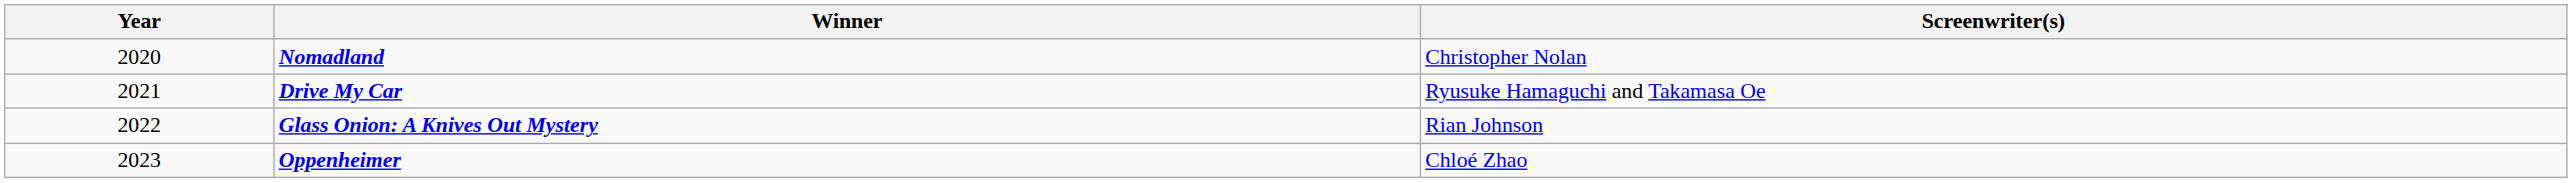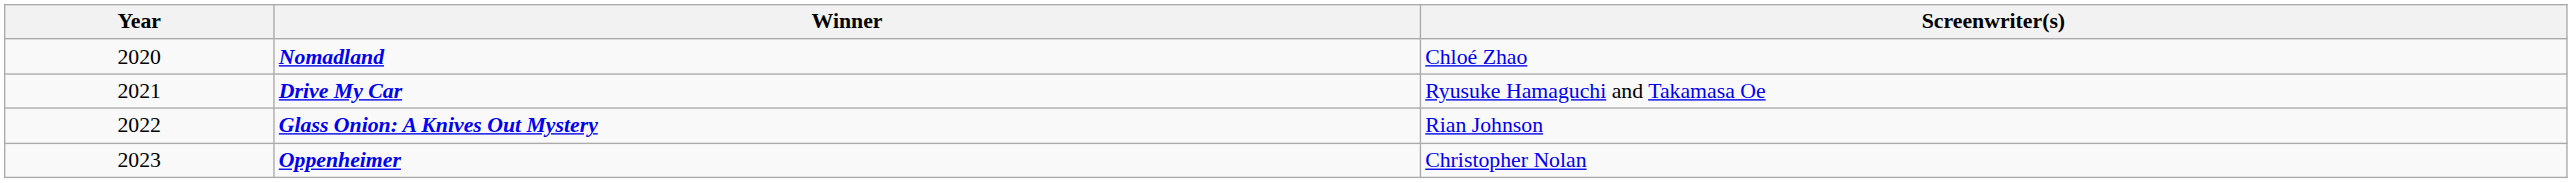(1506, 56) Christopher Nolan -> (1476, 56) Chloé Zhao
(1476, 159) Chloé Zhao -> (1506, 159) Christopher Nolan
